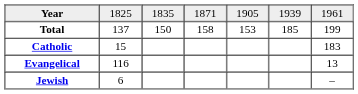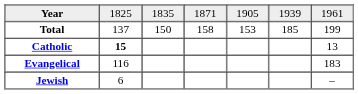(121, 46) normal -> (121, 46) bold
(332, 46) 183 -> (332, 46) 13
(332, 63) 13 -> (332, 63) 183
